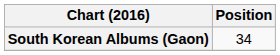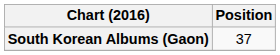(244, 38) 34 -> (244, 38) 37
